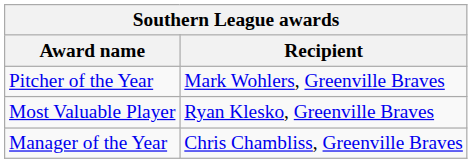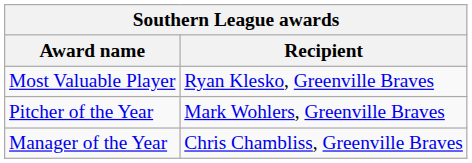rows swapped: (92, 111) <-> (81, 81)
